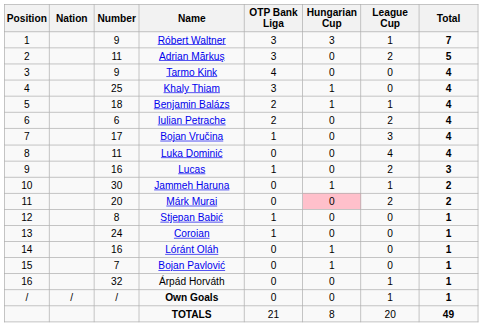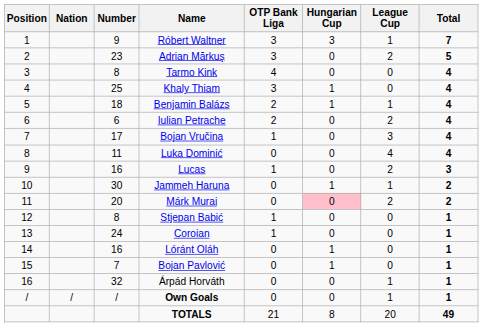(117, 56) 11 -> (117, 56) 23
(117, 72) 9 -> (117, 72) 8
